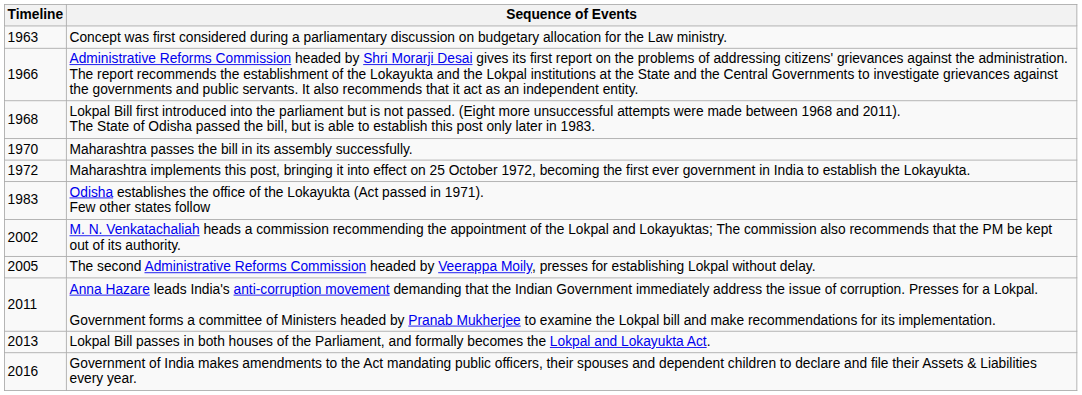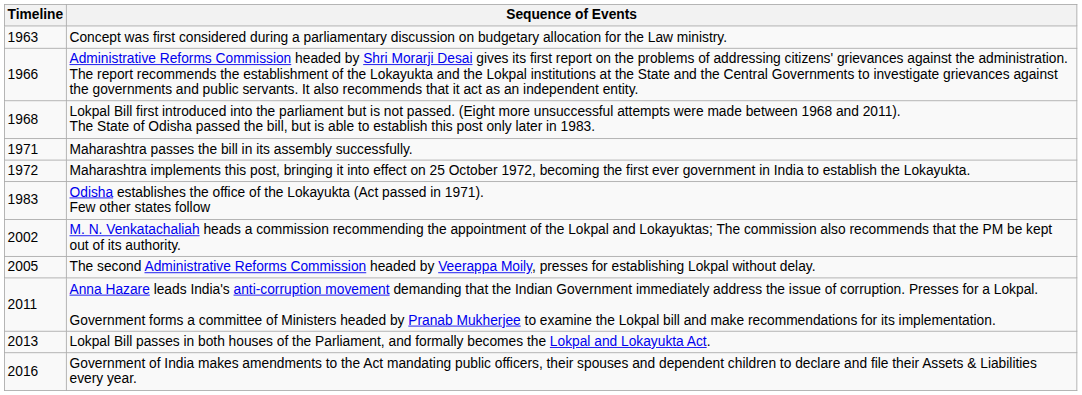(23, 149) 1970 -> (23, 149) 1971
